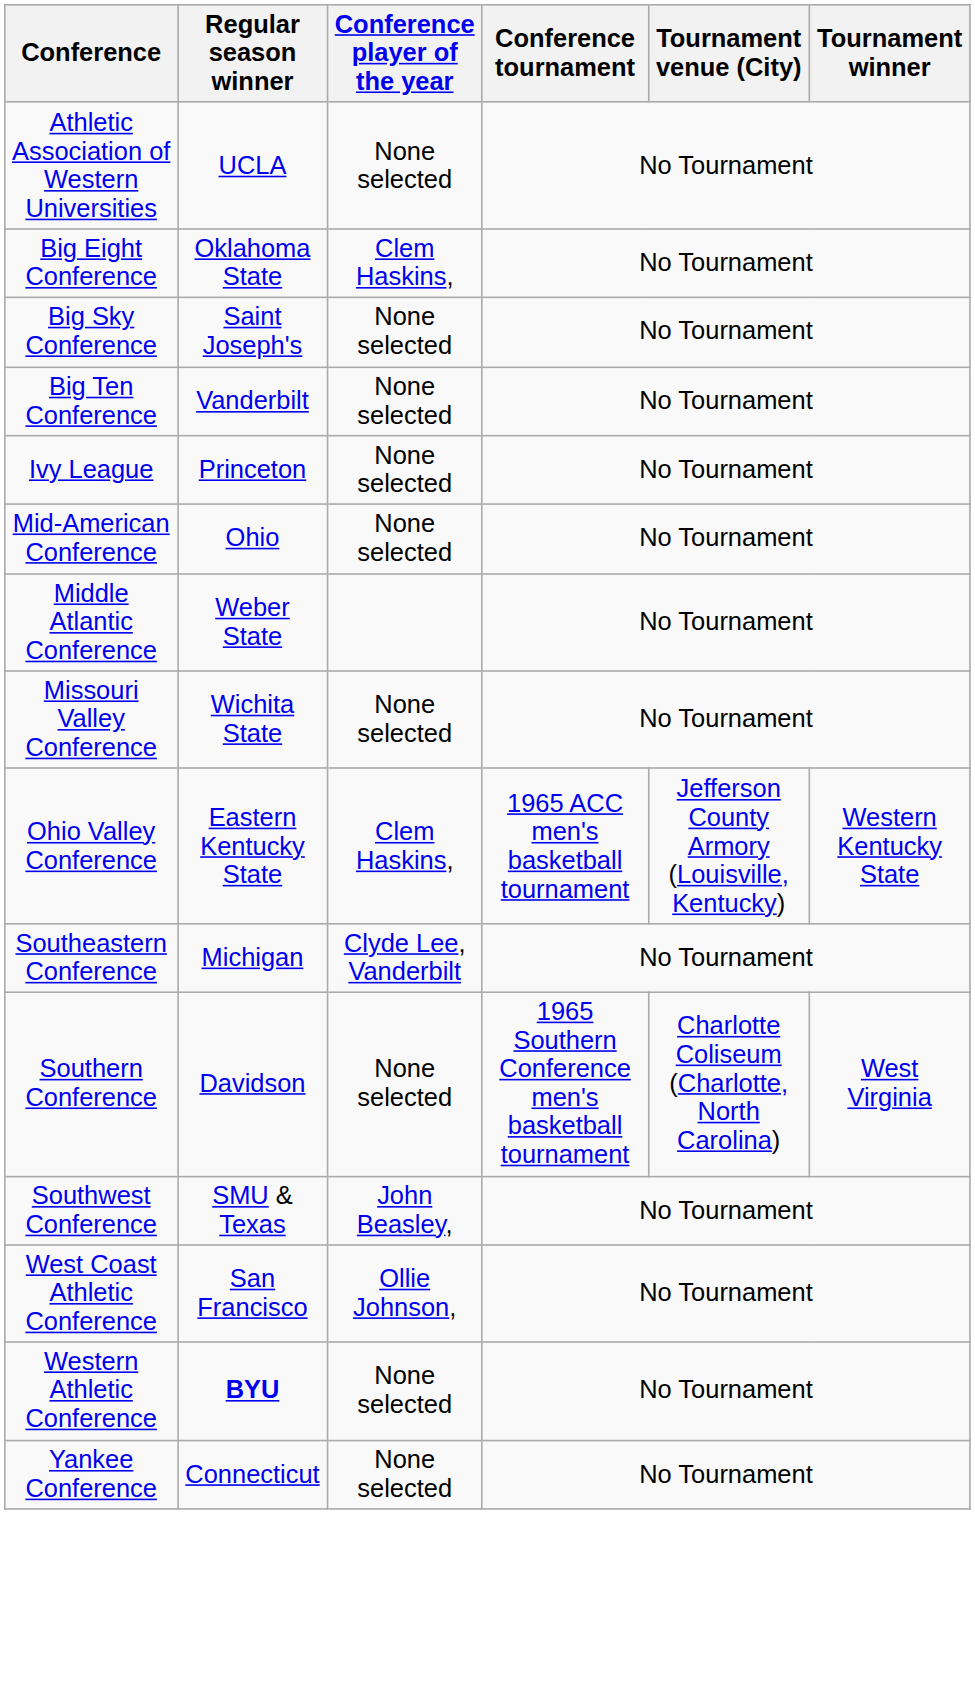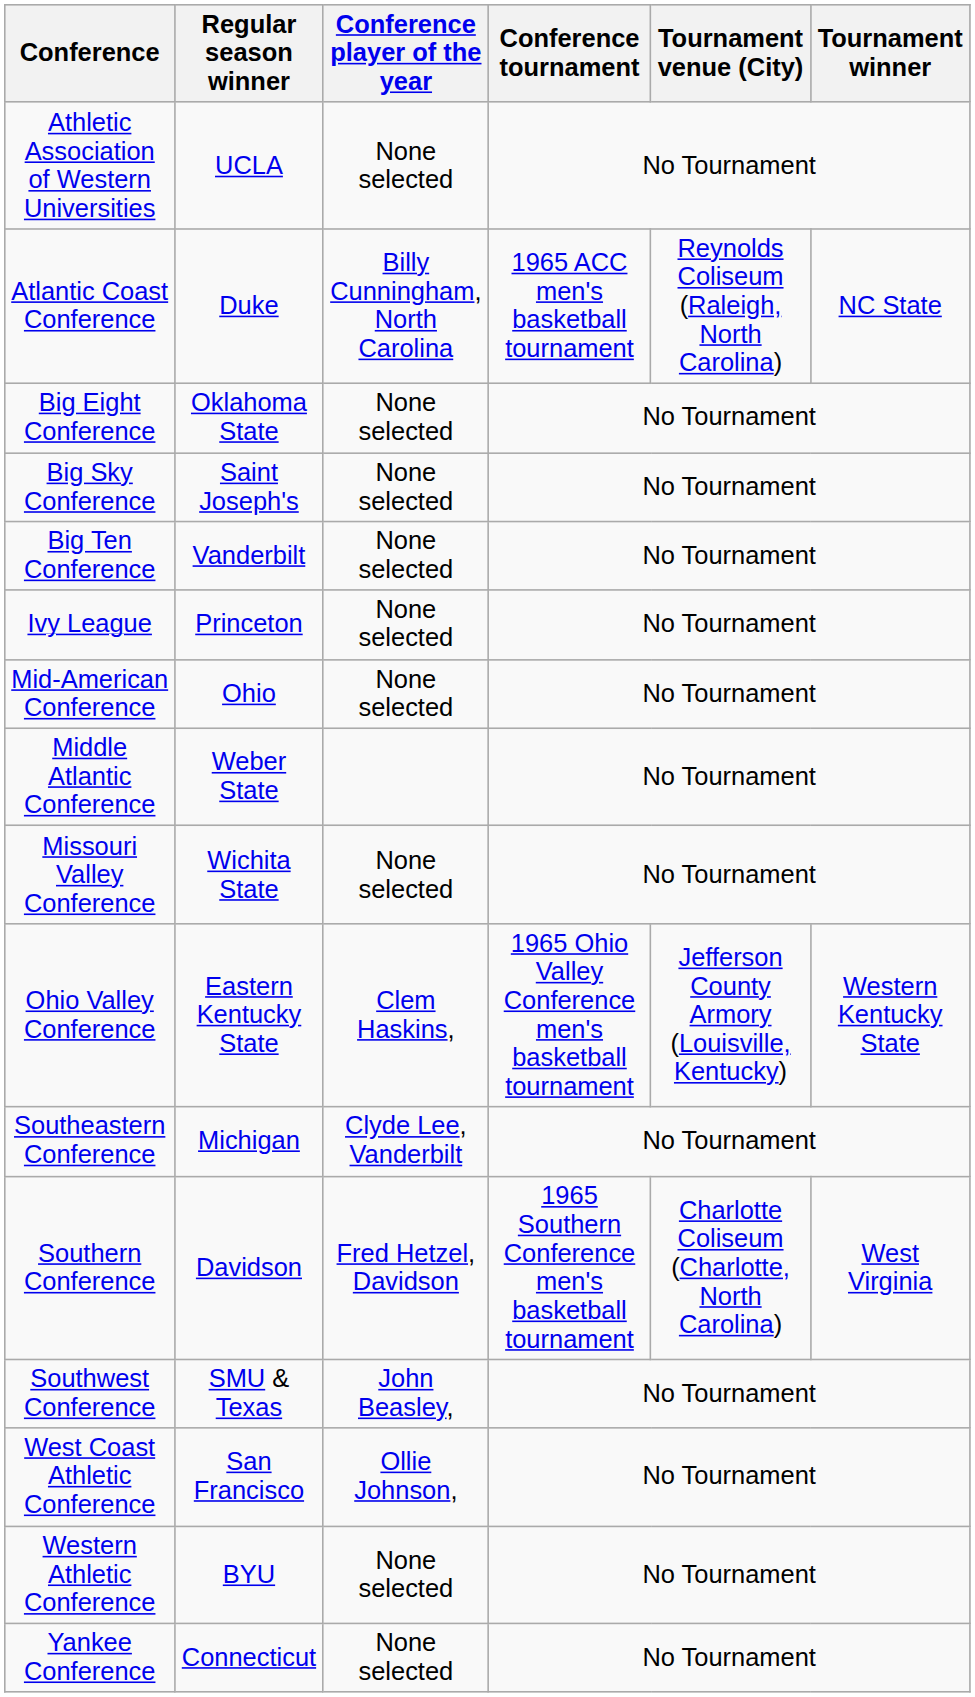+ row: (90, 305)
(405, 262) Clem Haskins, -> (406, 417) None selected
(565, 845) 1965 ACC men's basketball tournament -> (569, 1014) 1965 Ohio Valley Conference men's basketball tournament
(405, 1083) None selected -> (406, 1267) Fred Hetzel, Davidson
(252, 1390) bold -> (249, 1574) normal
